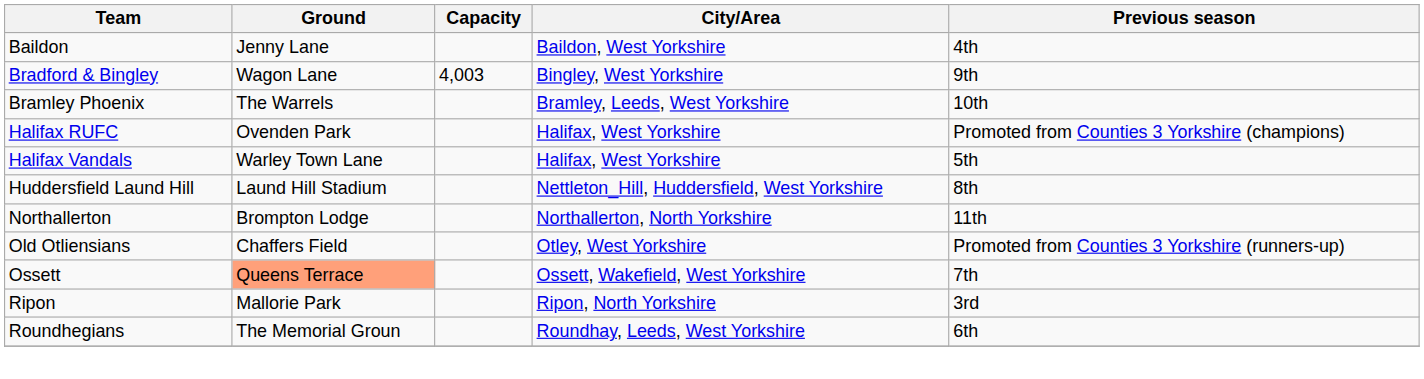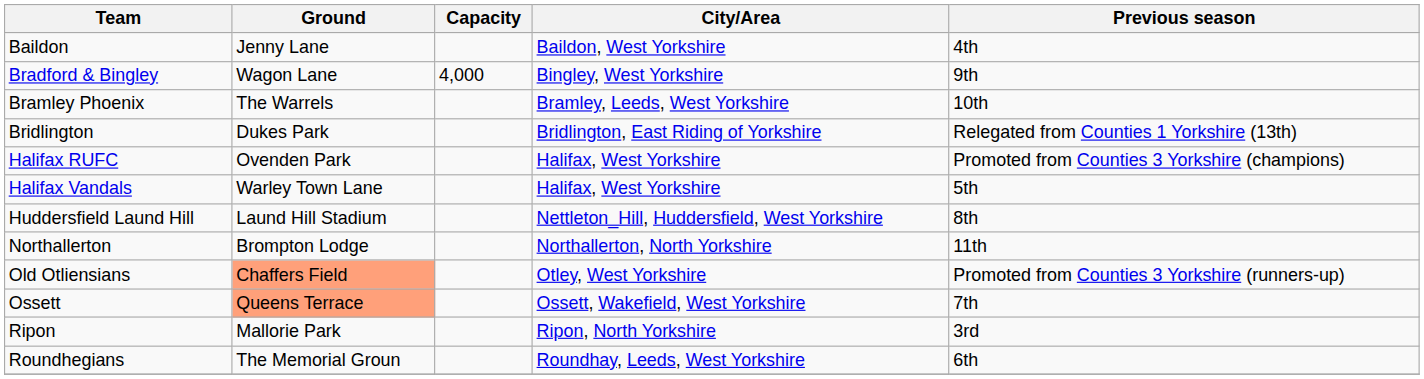(461, 75) 4,003 -> (461, 75) 4,000
+ row: (51, 132)
(292, 246) no background -> (292, 274) lightsalmon background
